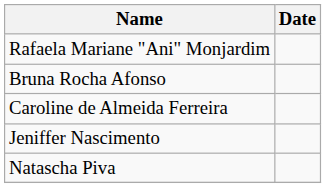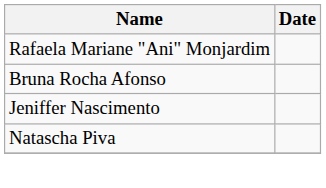- row: (118, 108)
